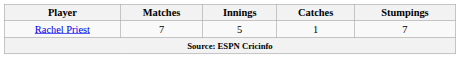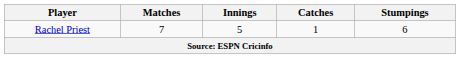(405, 29) 7 -> (405, 29) 6
